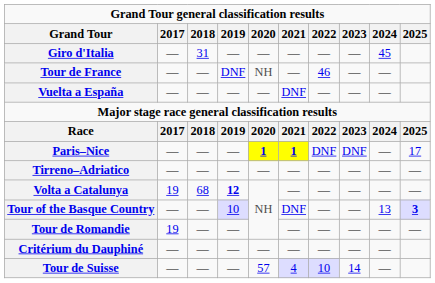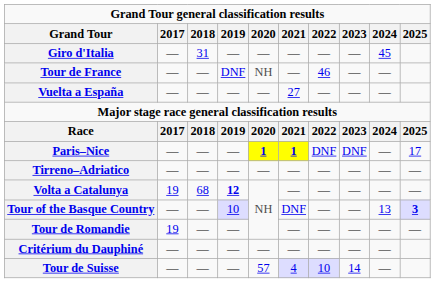(294, 92) DNF -> (294, 92) 27
